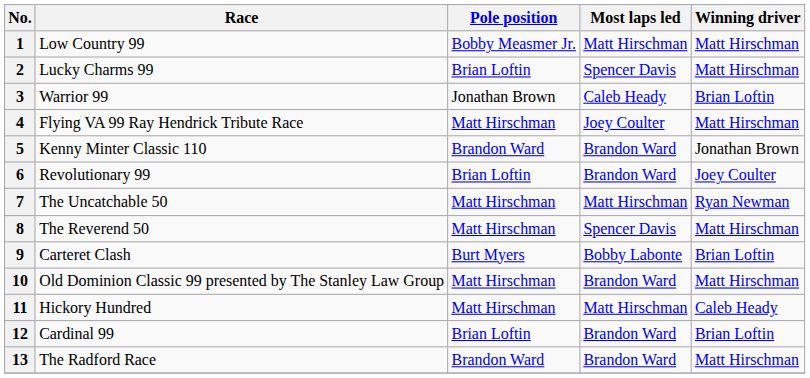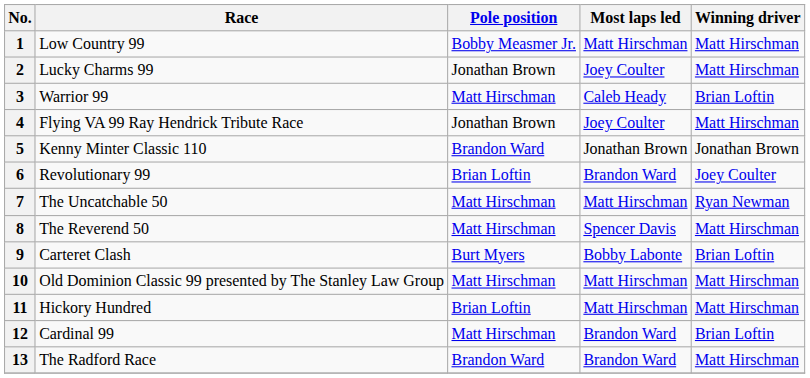(491, 70) Brian Loftin -> (504, 70) Jonathan Brown
(630, 70) Spencer Davis -> (624, 70) Joey Coulter
(504, 96) Jonathan Brown -> (504, 96) Matt Hirschman
(504, 123) Matt Hirschman -> (504, 123) Jonathan Brown
(630, 149) Brandon Ward -> (635, 149) Jonathan Brown
(630, 281) Brandon Ward -> (635, 281) Matt Hirschman
(504, 307) Matt Hirschman -> (491, 307) Brian Loftin
(736, 307) Caleb Heady -> (747, 307) Matt Hirschman
(491, 333) Brian Loftin -> (504, 333) Matt Hirschman
